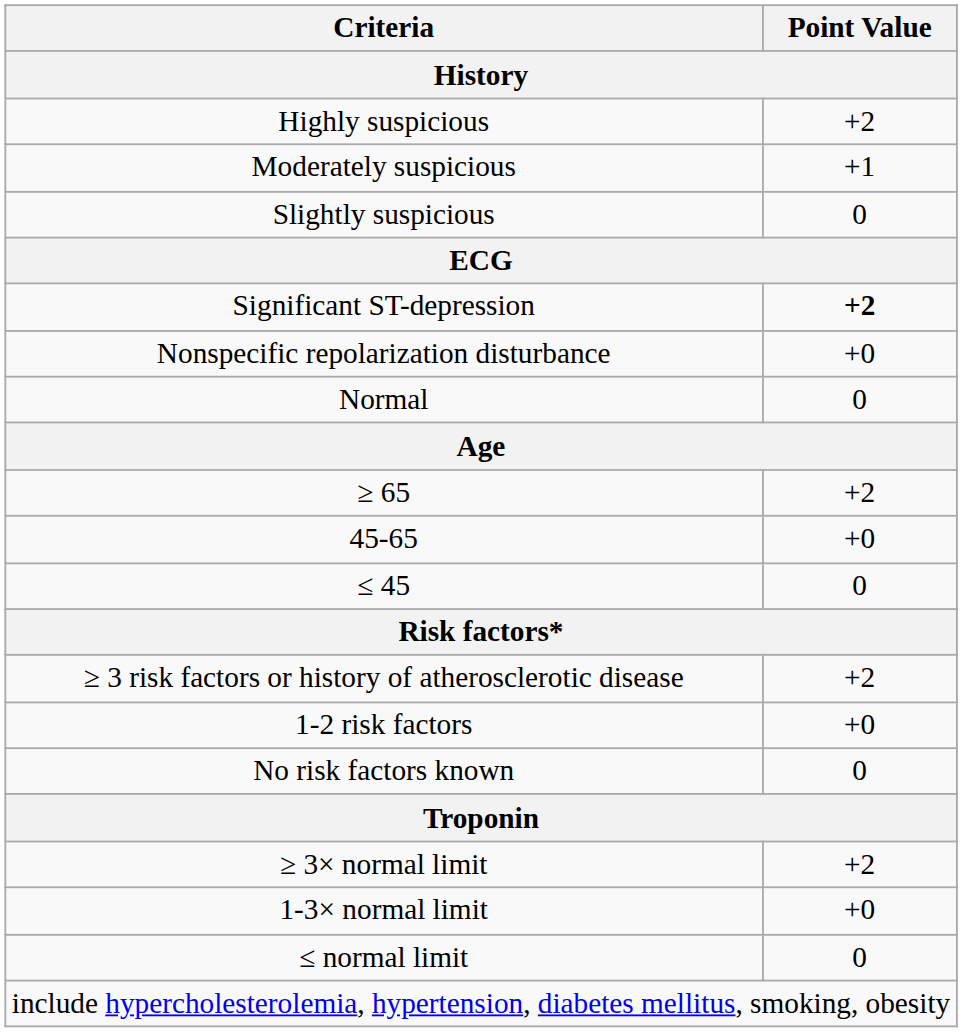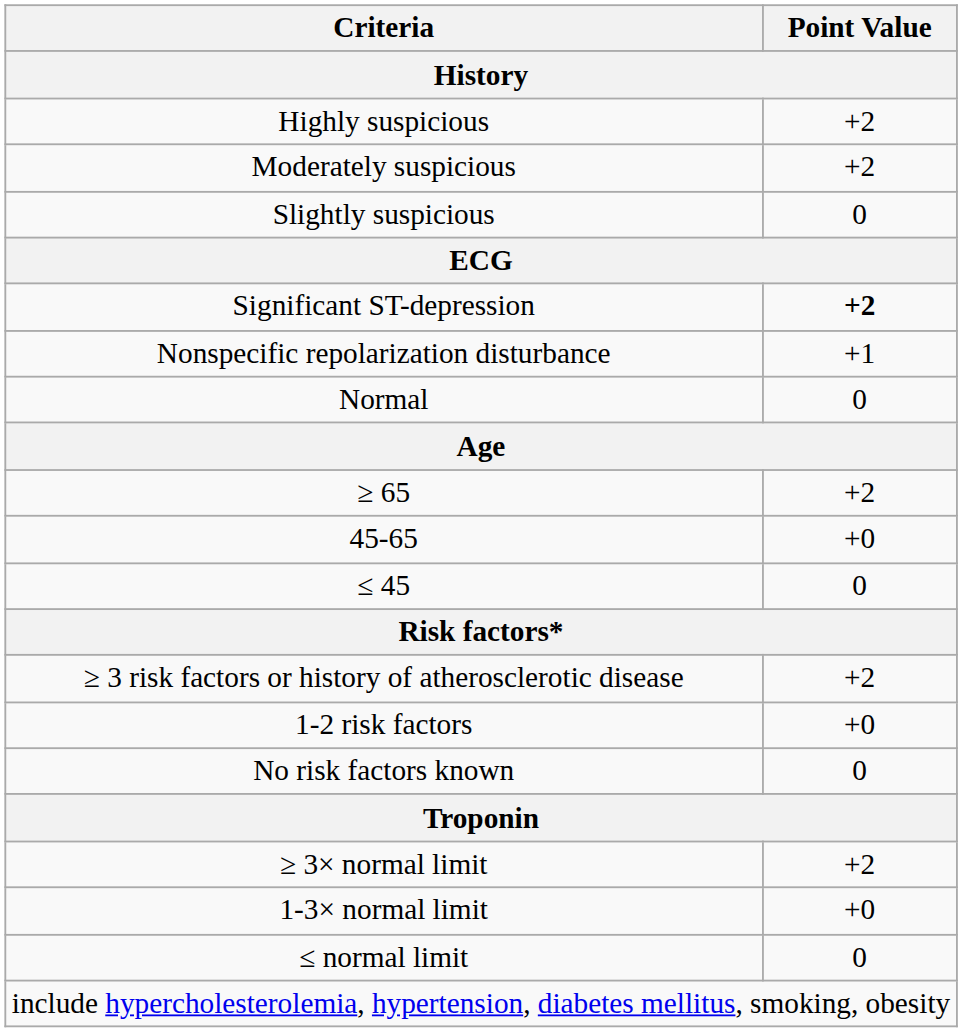(860, 167) +1 -> (860, 167) +2
(860, 353) +0 -> (860, 353) +1
